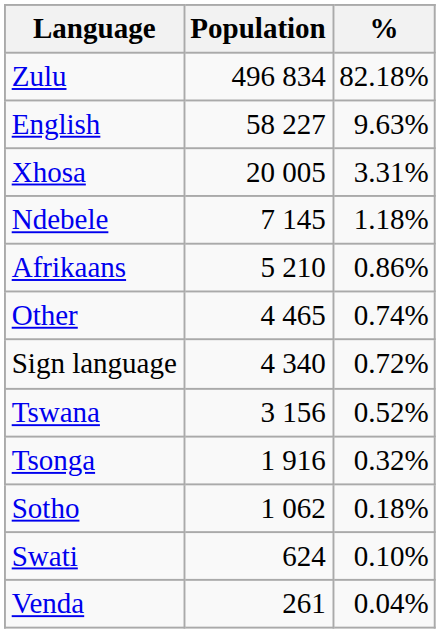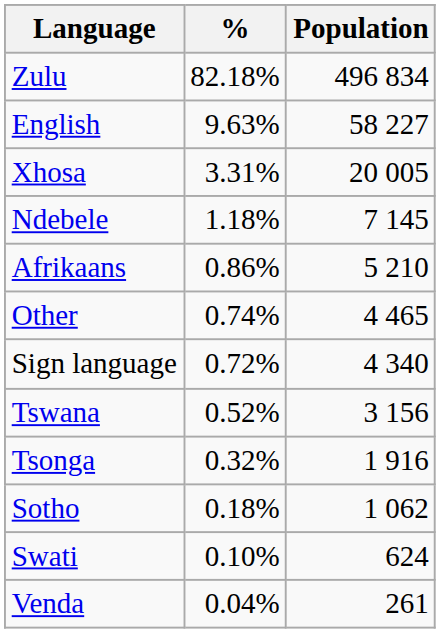columns swapped: (258, 28) <-> (384, 28)
